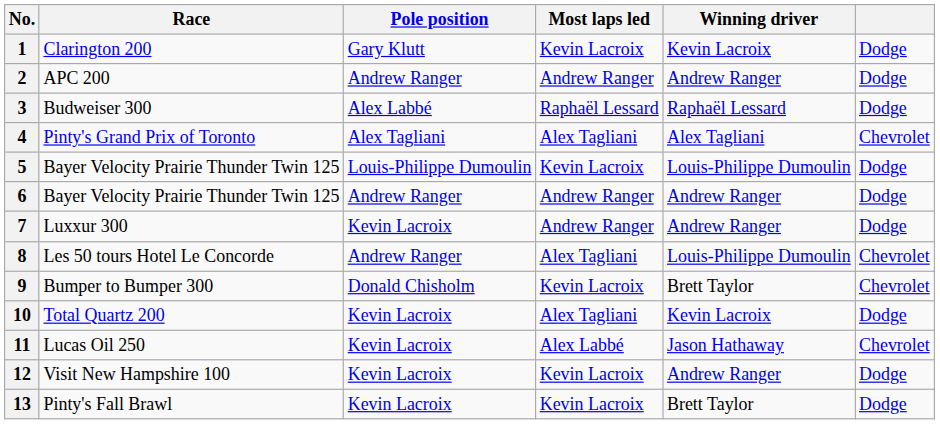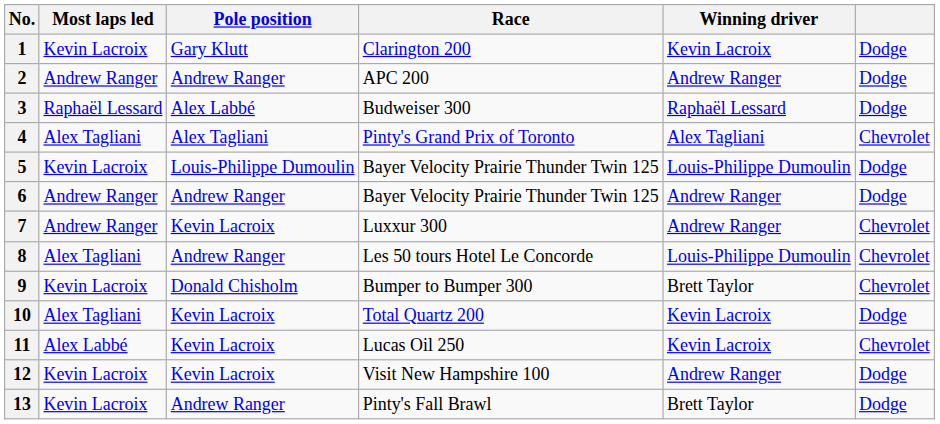columns swapped: (191, 19) <-> (599, 19)
(883, 226) Dodge -> (894, 226) Chevrolet
(725, 344) Jason Hathaway -> (719, 344) Kevin Lacroix
(400, 403) Kevin Lacroix -> (228, 403) Andrew Ranger
